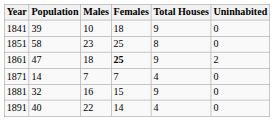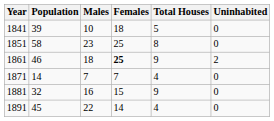(156, 28) 9 -> (156, 28) 5
(36, 60) 47 -> (36, 60) 46
(36, 108) 40 -> (36, 108) 45
